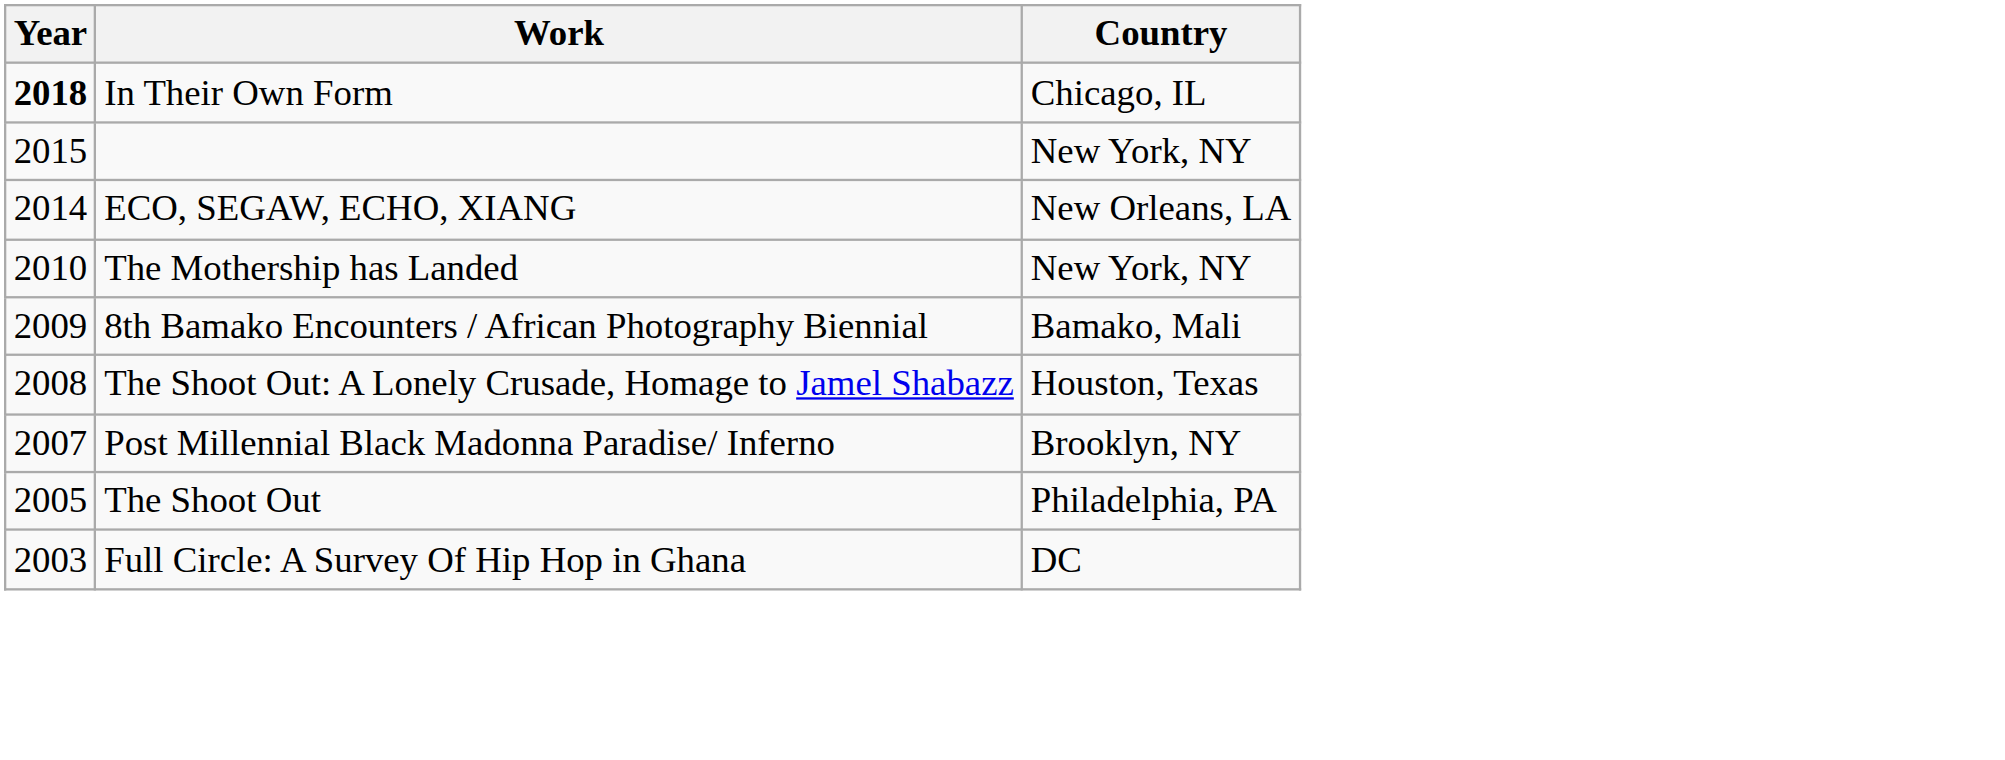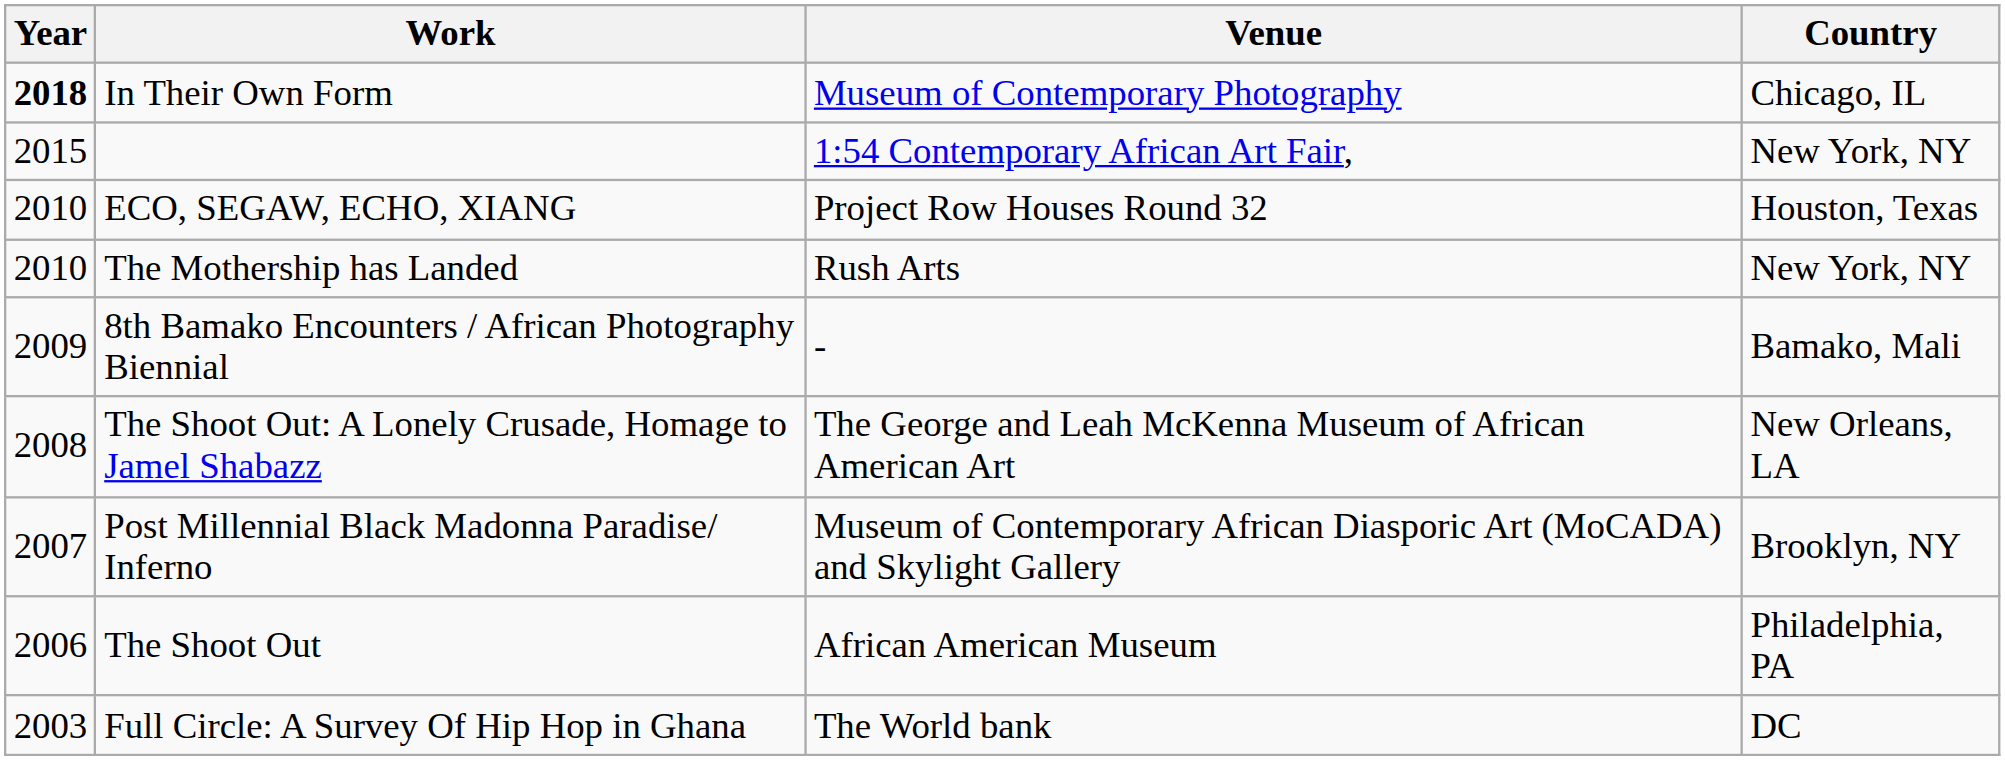+ column: (1274, 33)
(50, 208) 2014 -> (50, 208) 2010
(1161, 208) New Orleans, LA -> (1864, 208) Houston, Texas
(1145, 383) Houston, Texas -> (1852, 445) New Orleans, LA
(50, 500) 2005 -> (50, 645) 2006
